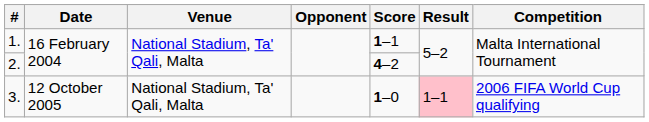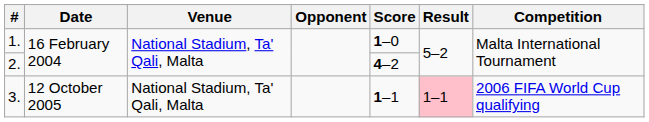(386, 41) 1–1 -> (386, 41) 1–0
(386, 97) 1–0 -> (386, 97) 1–1
